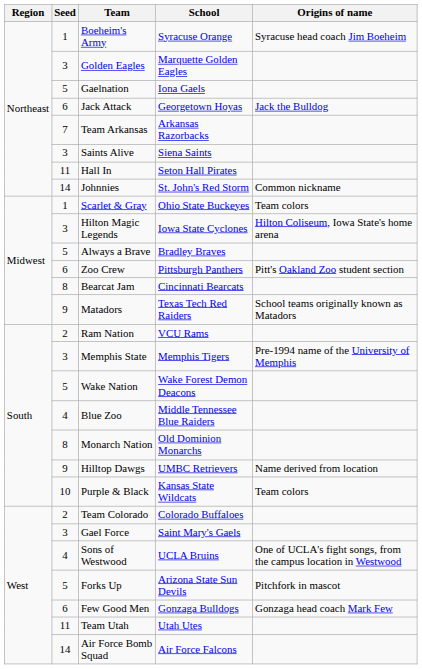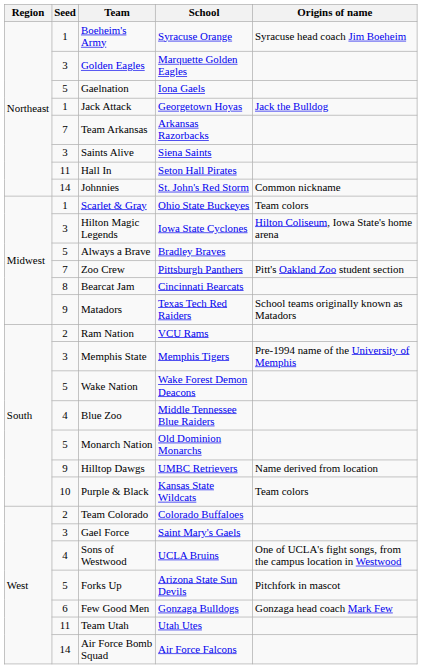(65, 106) 6 -> (65, 106) 1
(65, 269) 6 -> (65, 269) 7
(65, 445) 8 -> (65, 445) 5
